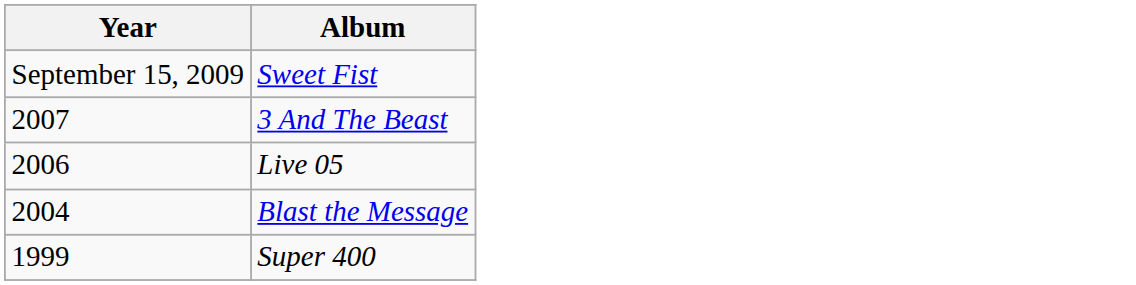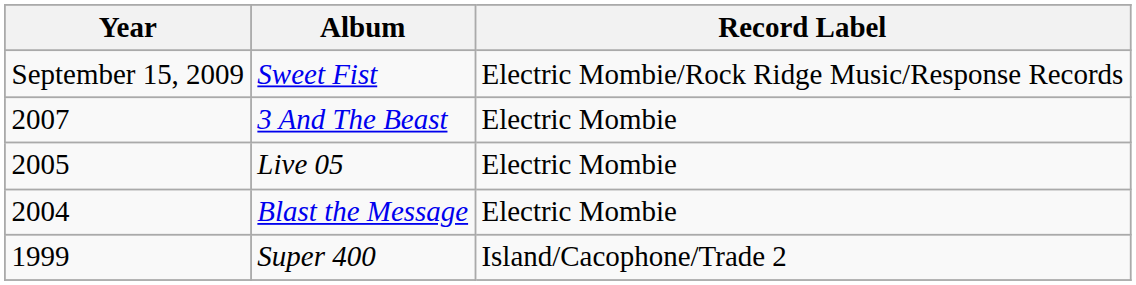+ column: (802, 27)
(41, 165) 2006 -> (41, 165) 2005
